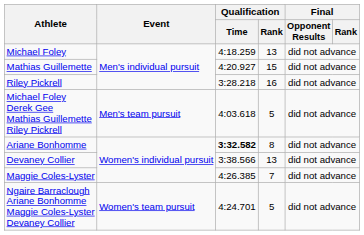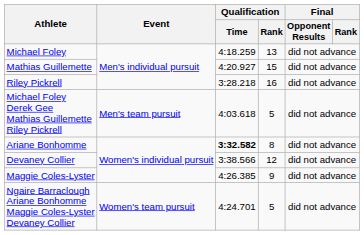(272, 160) 13 -> (272, 160) 12
(272, 176) 7 -> (272, 176) 9
